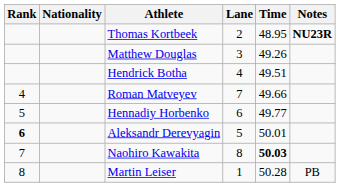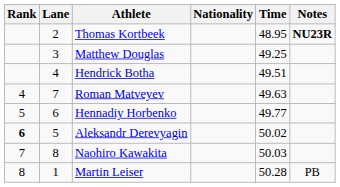columns swapped: (239, 14) <-> (72, 14)
(273, 53) 49.26 -> (273, 53) 49.25
(273, 93) 49.66 -> (273, 93) 49.63
(273, 133) 50.01 -> (273, 133) 50.02
(273, 152) bold -> (273, 152) normal
